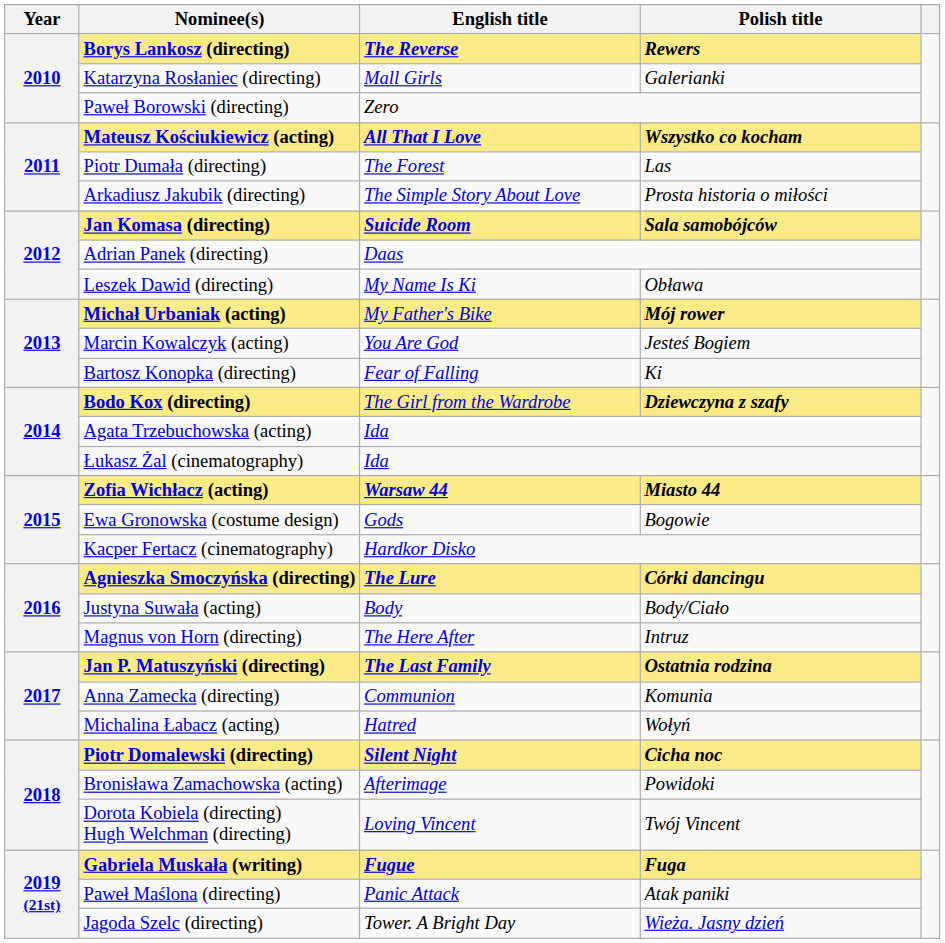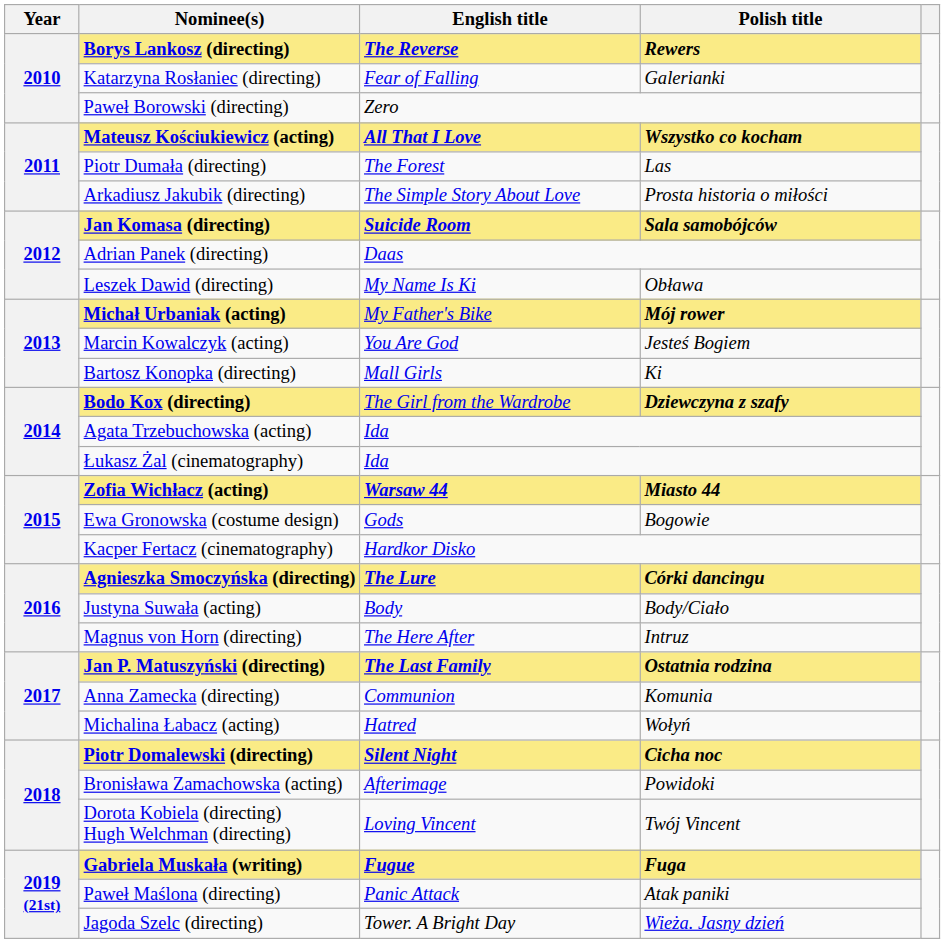(403, 78) Mall Girls -> (421, 78) Fear of Falling
(421, 372) Fear of Falling -> (403, 372) Mall Girls
